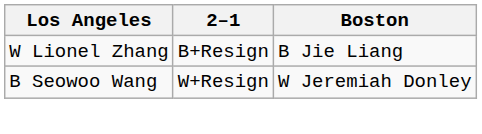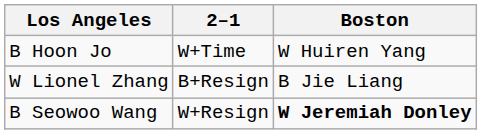+ row: (61, 51)
(375, 82) normal -> (375, 113) bold
